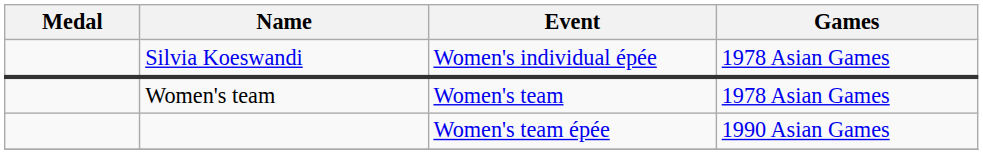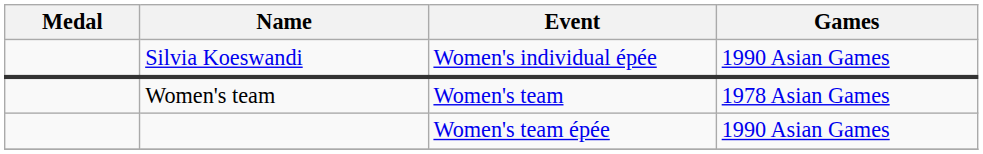(806, 57) 1978 Asian Games -> (806, 57) 1990 Asian Games
